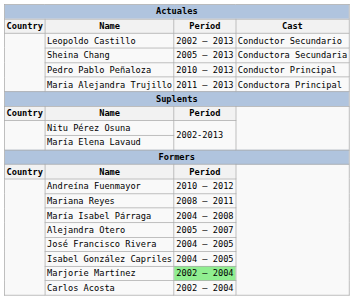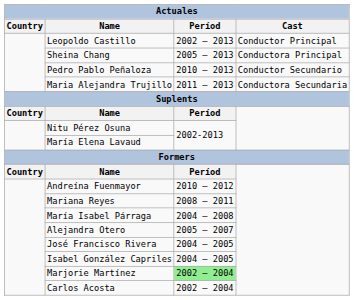(290, 40) Conductor Secundario -> (287, 40) Conductor Principal
(292, 55) Conductora Secundaria -> (290, 55) Conductora Principal
(287, 70) Conductor Principal -> (290, 70) Conductor Secundario
(290, 84) Conductora Principal -> (292, 84) Conductora Secundaria
